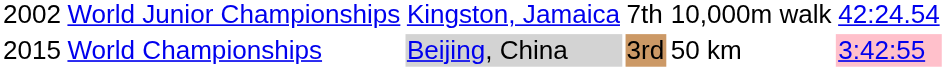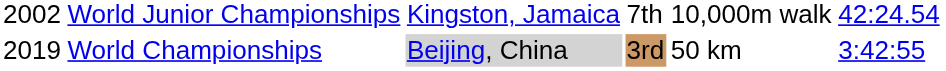(32, 50) 2015 -> (32, 50) 2019
(882, 50) pink background -> (882, 50) no background
